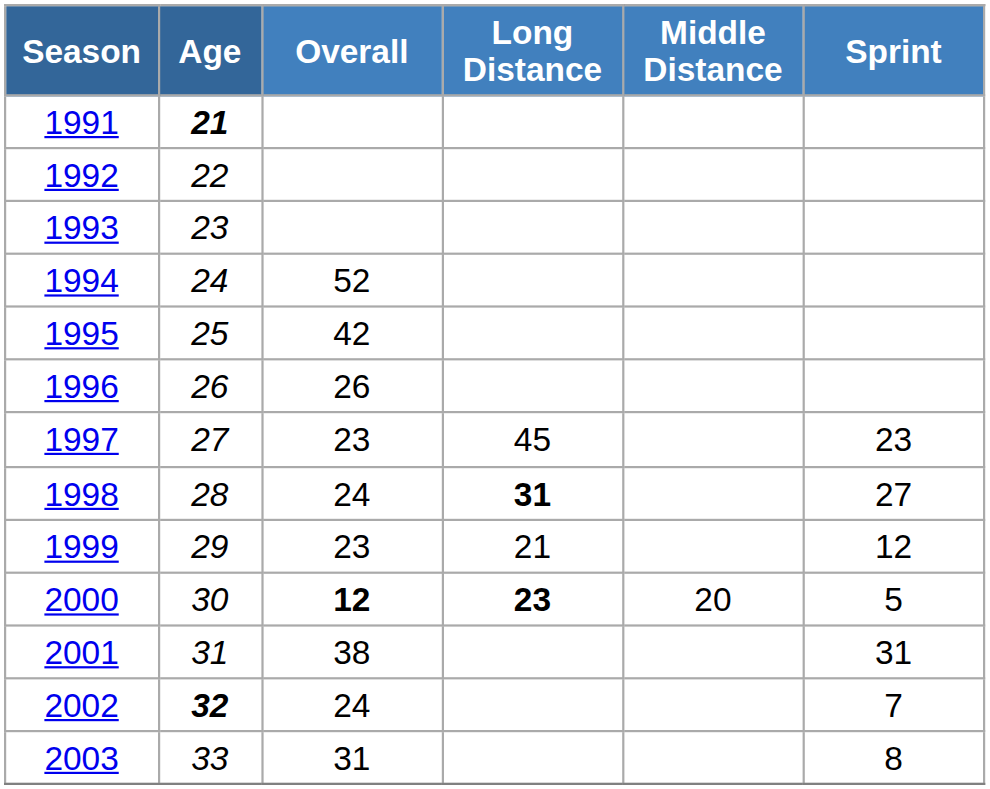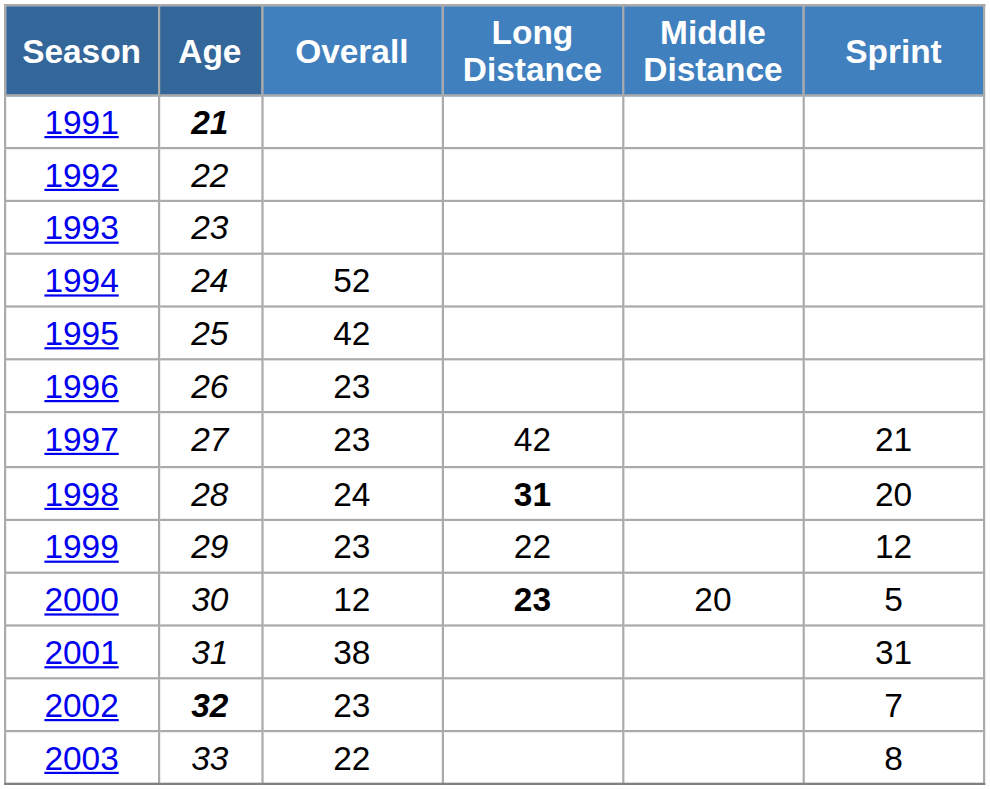(352, 387) 26 -> (352, 387) 23
(532, 440) 45 -> (532, 440) 42
(893, 440) 23 -> (893, 440) 21
(893, 493) 27 -> (893, 493) 20
(532, 546) 21 -> (532, 546) 22
(352, 599) bold -> (352, 599) normal
(352, 704) 24 -> (352, 704) 23
(352, 757) 31 -> (352, 757) 22
